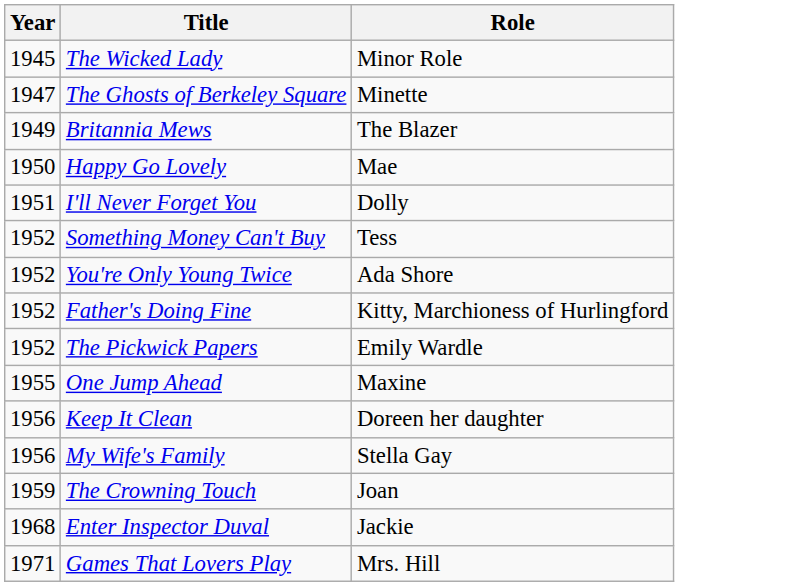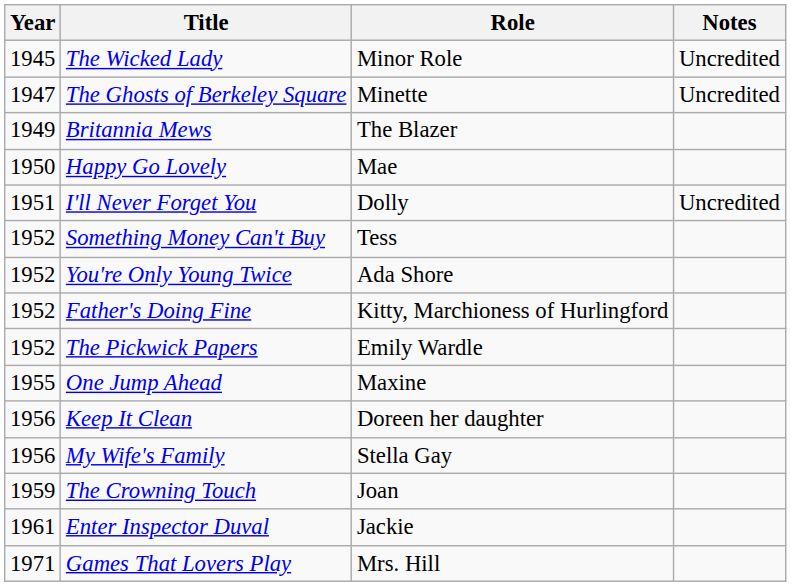+ column: (729, 22)
(33, 526) 1968 -> (33, 526) 1961
